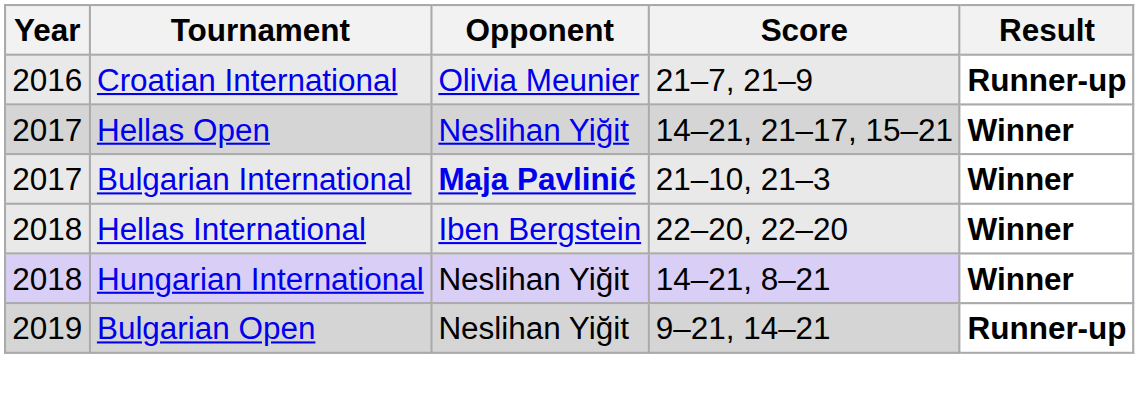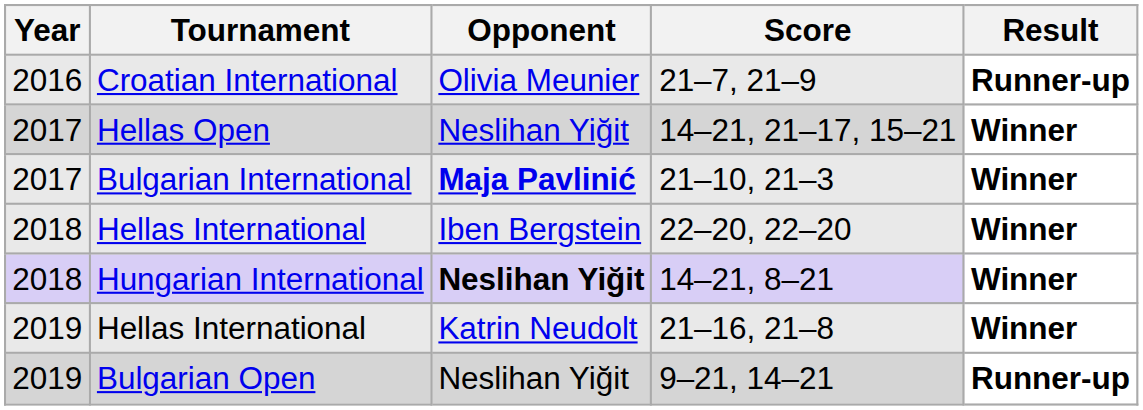(534, 279) normal -> (541, 279) bold
+ row: (747, 329)
